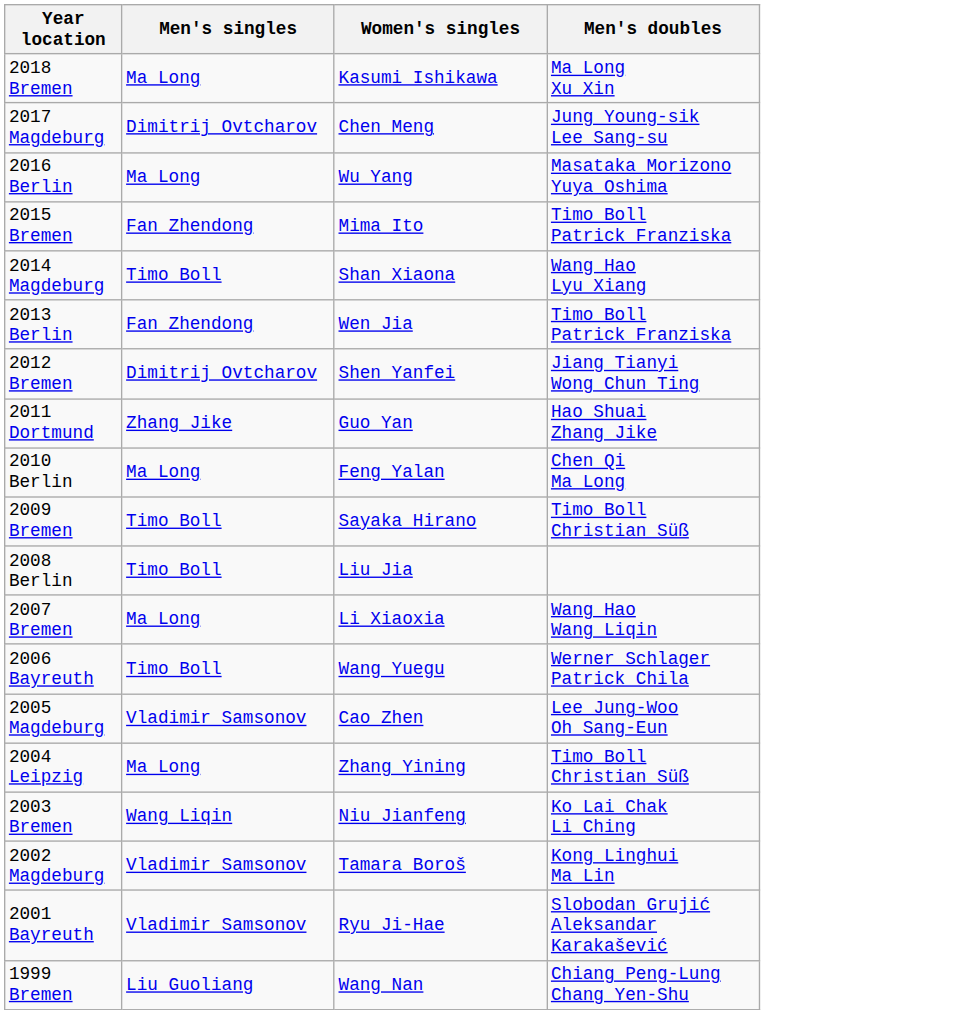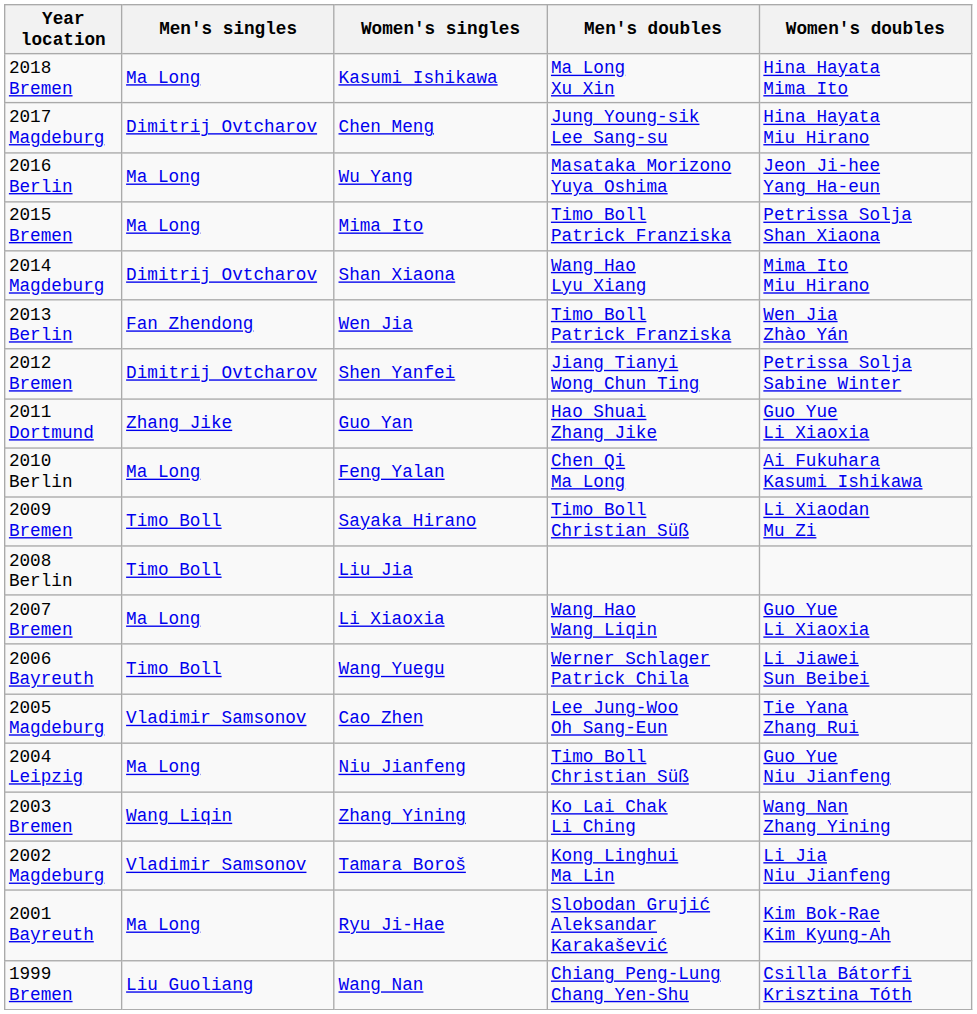+ column: (865, 29)
(190, 226) Fan Zhendong -> (163, 226) Ma Long
(174, 275) Timo Boll -> (222, 275) Dimitrij Ovtcharov
(402, 768) Zhang Yining -> (402, 768) Niu Jianfeng
(402, 817) Niu Jianfeng -> (402, 817) Zhang Yining
(216, 925) Vladimir Samsonov -> (163, 925) Ma Long
